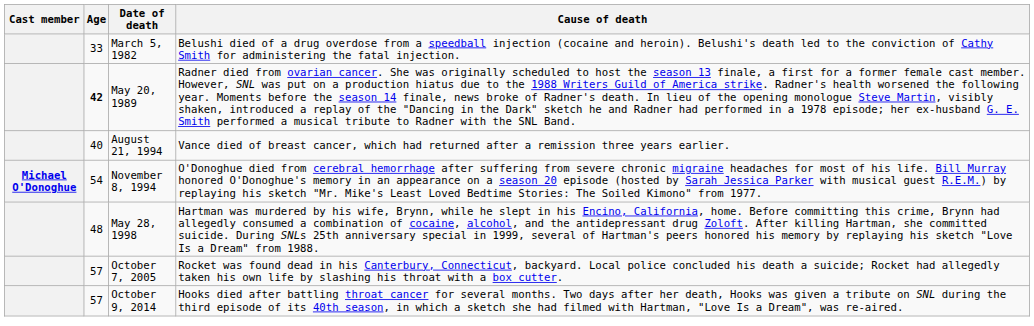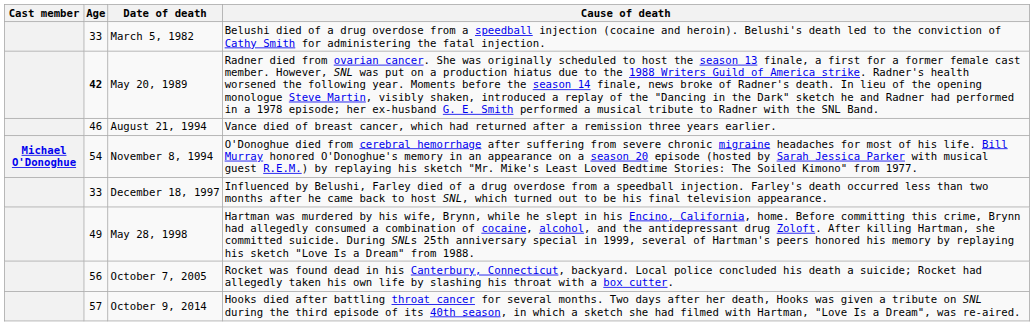(96, 145) 40 -> (96, 127) 46
+ row: (165, 192)
(96, 229) 48 -> (96, 234) 49
(96, 271) 57 -> (96, 276) 56
